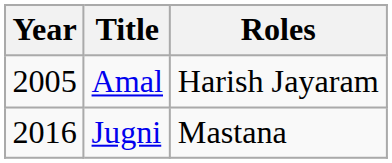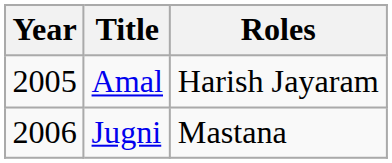(45, 132) 2016 -> (45, 132) 2006
